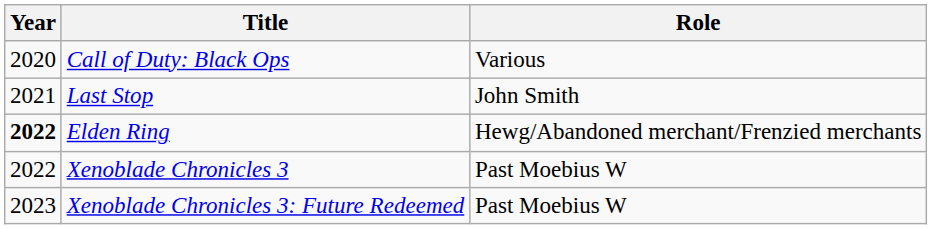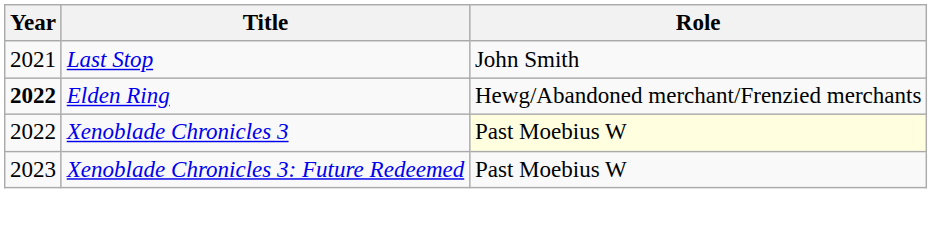- row: (178, 59)
(551, 168) no background -> (551, 132) lightyellow background
